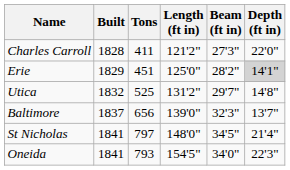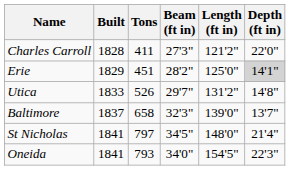columns swapped: (184, 22) <-> (226, 22)
(111, 92) 1832 -> (111, 92) 1833
(144, 92) 525 -> (144, 92) 526
(144, 112) 656 -> (144, 112) 658
